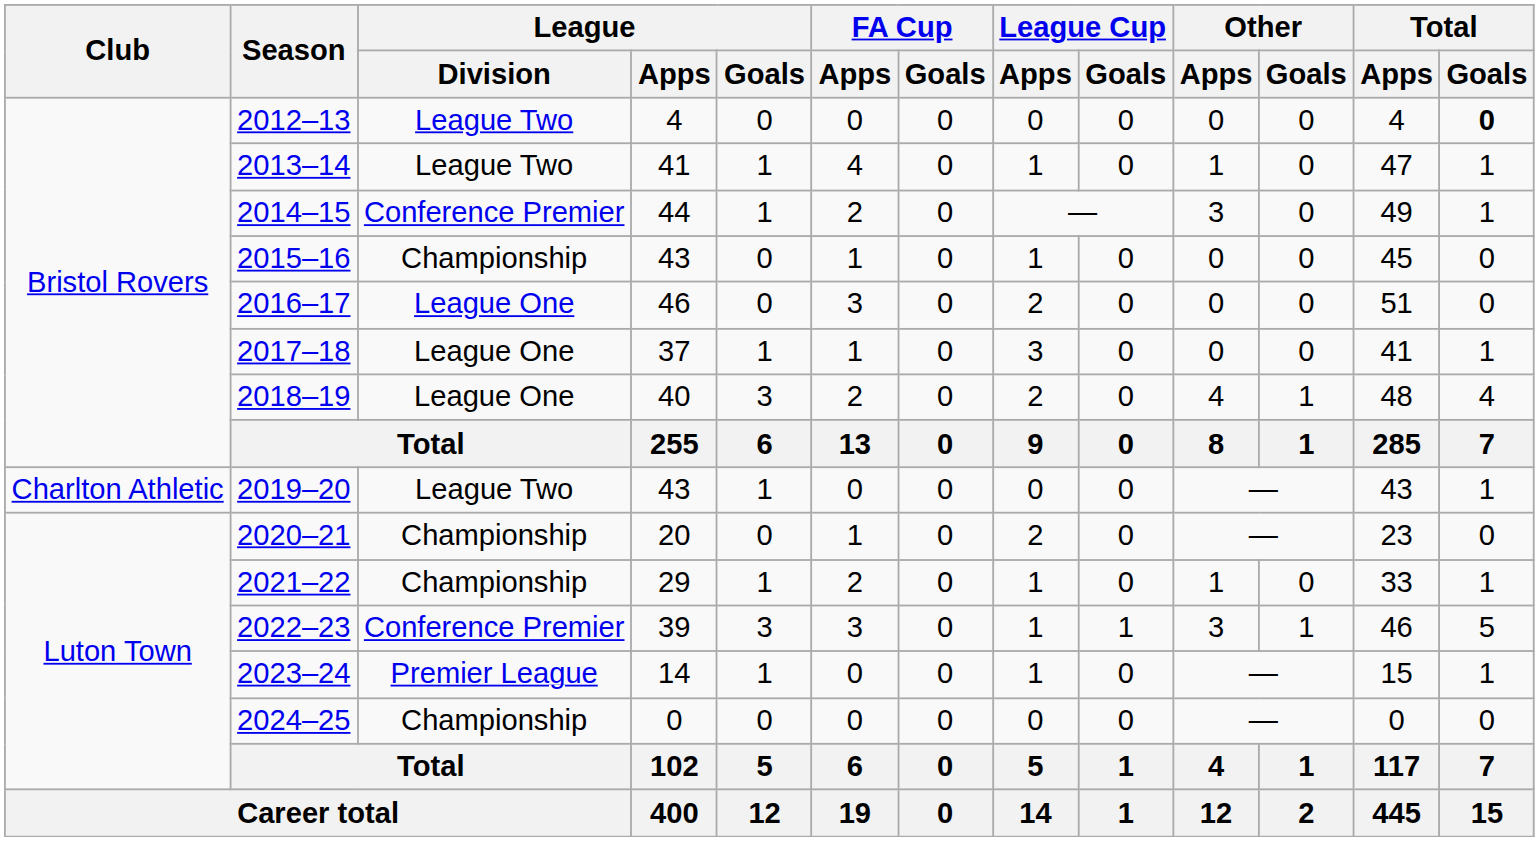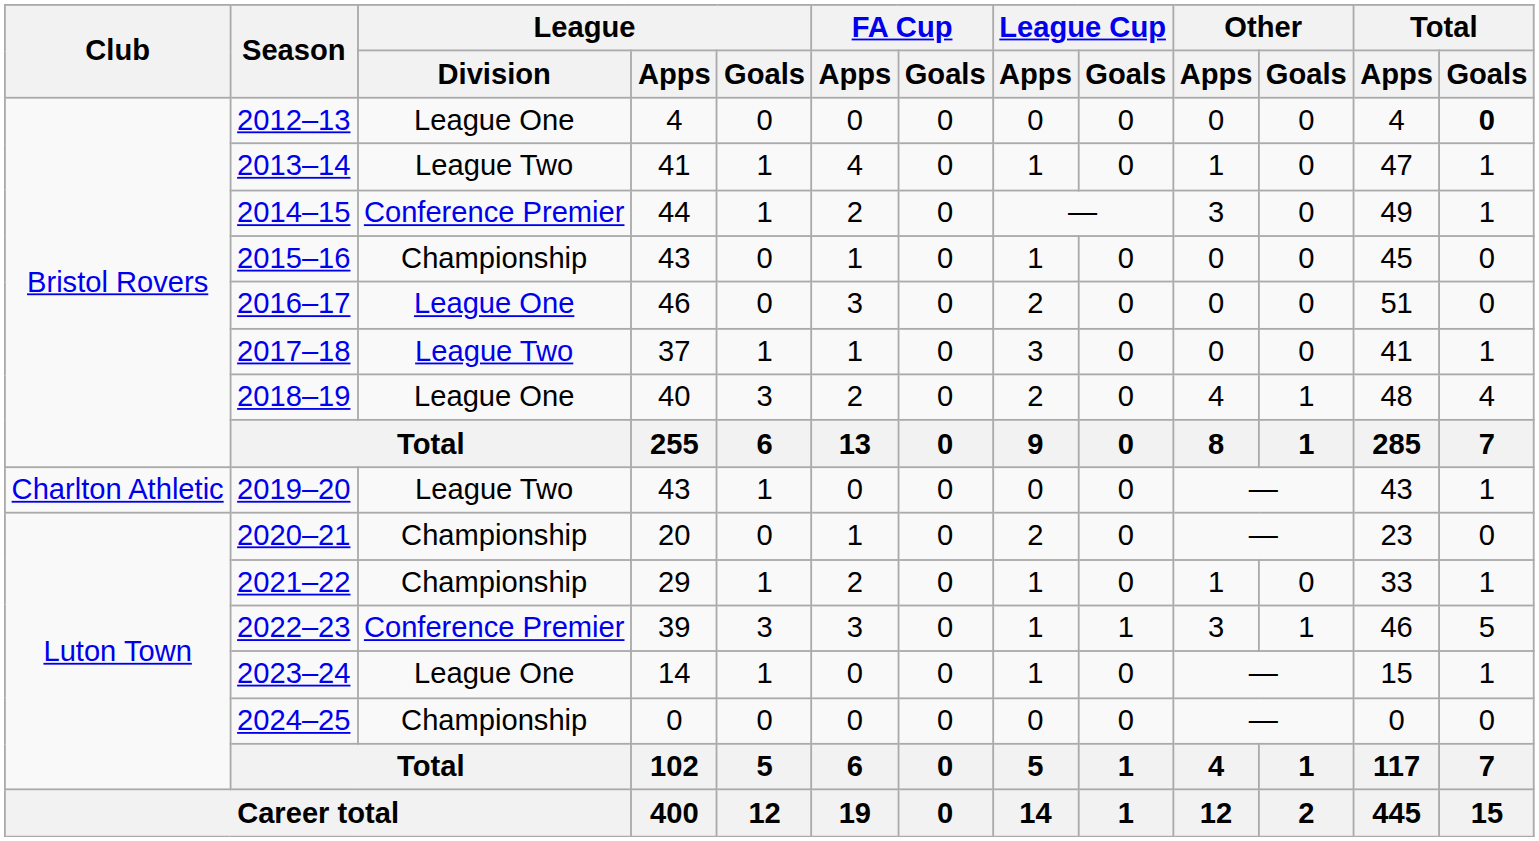(494, 119) League Two -> (494, 119) League One
(494, 350) League One -> (494, 350) League Two
(494, 674) Premier League -> (494, 674) League One
